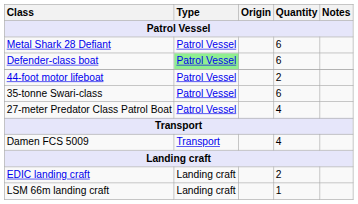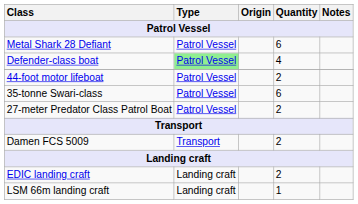(279, 61) 6 -> (279, 61) 4
(279, 110) 4 -> (279, 110) 2
(279, 142) 4 -> (279, 142) 2
